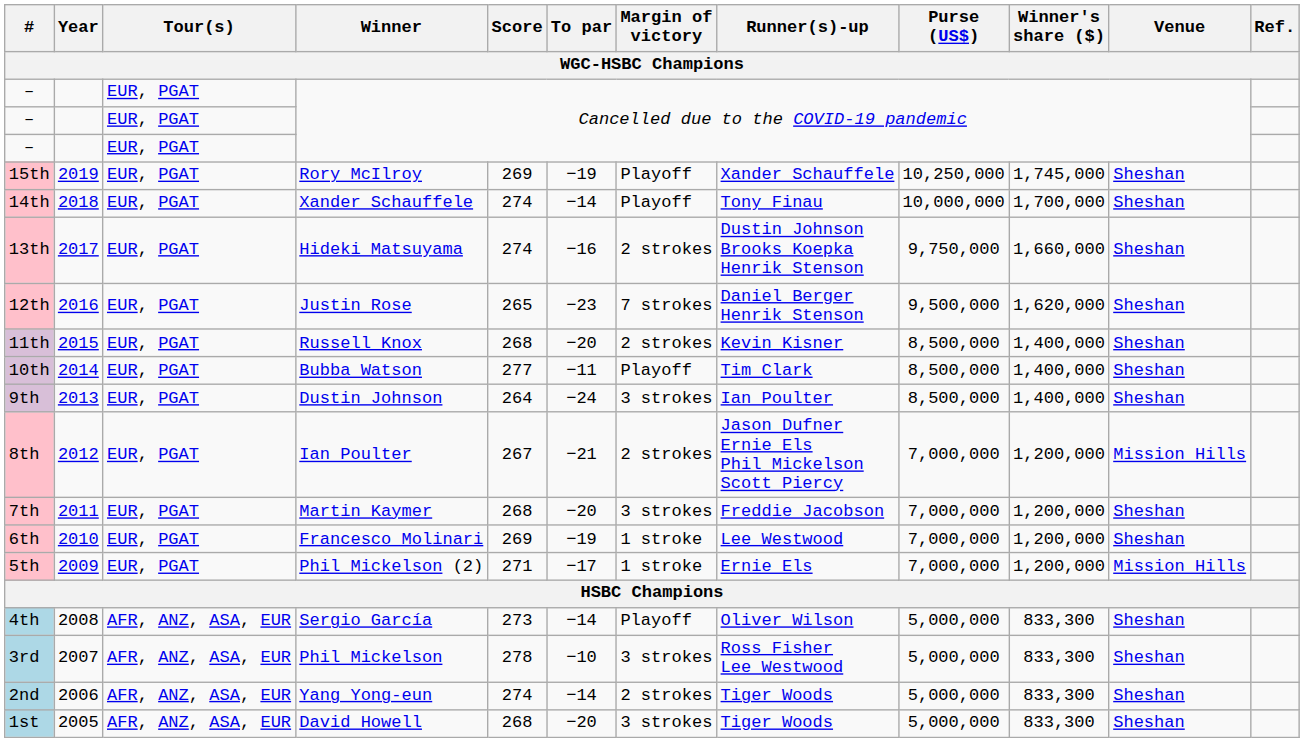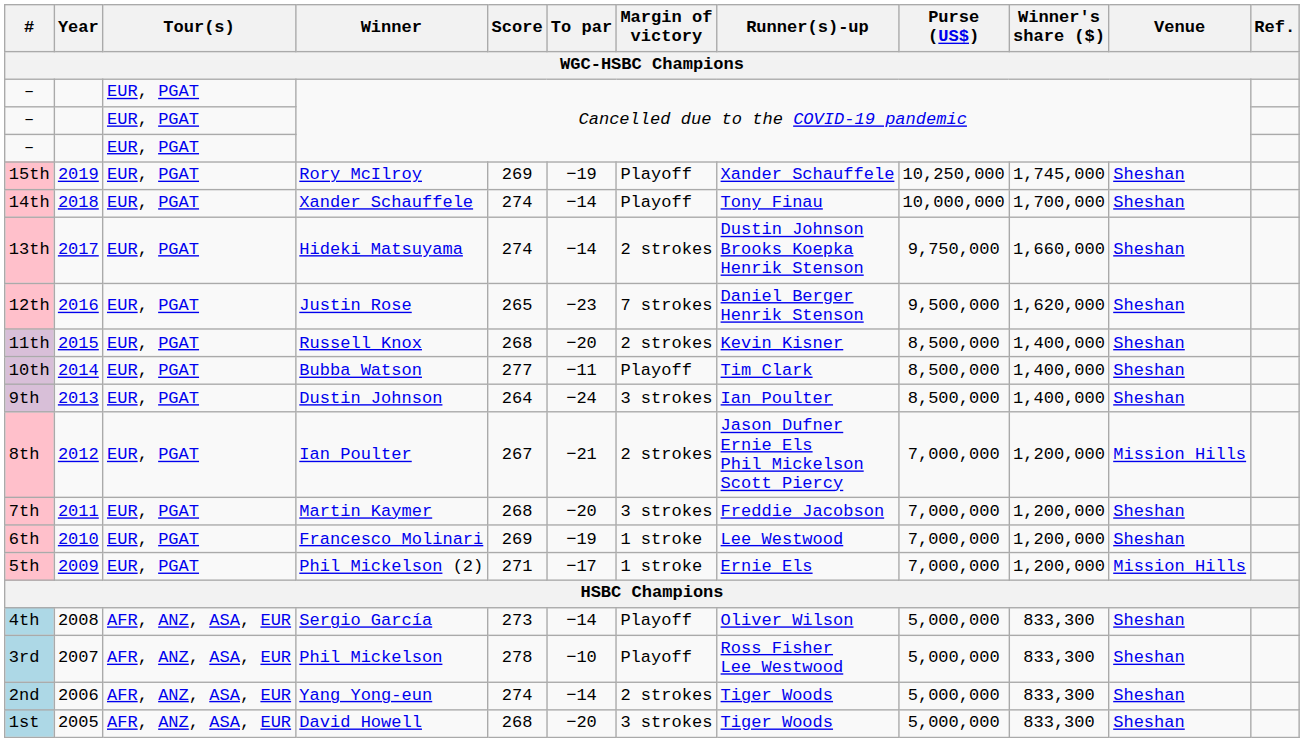(582, 250) −16 -> (582, 250) −14
(666, 659) 3 strokes -> (656, 659) Playoff
